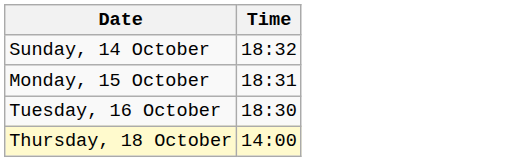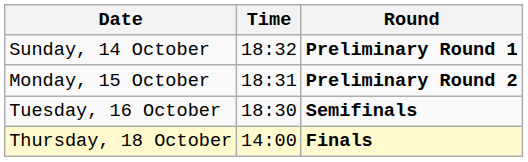+ column: (412, 20)
